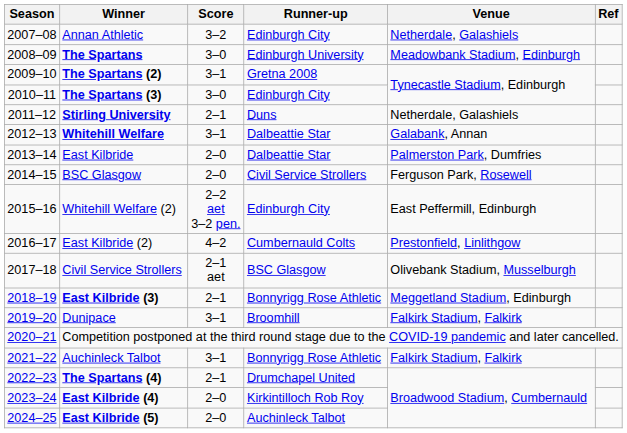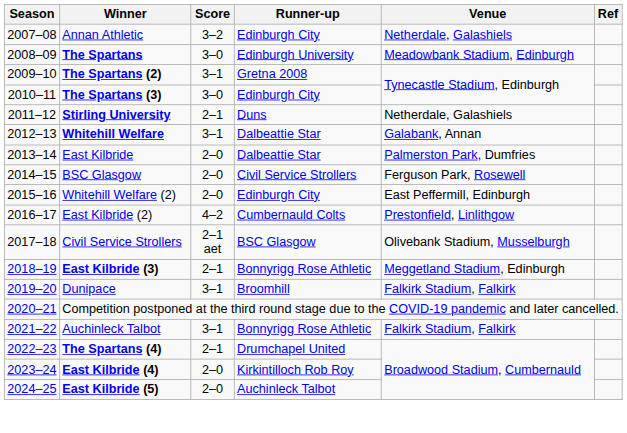(216, 209) 2–2 aet 3–2 pen. -> (213, 194) 2–0
